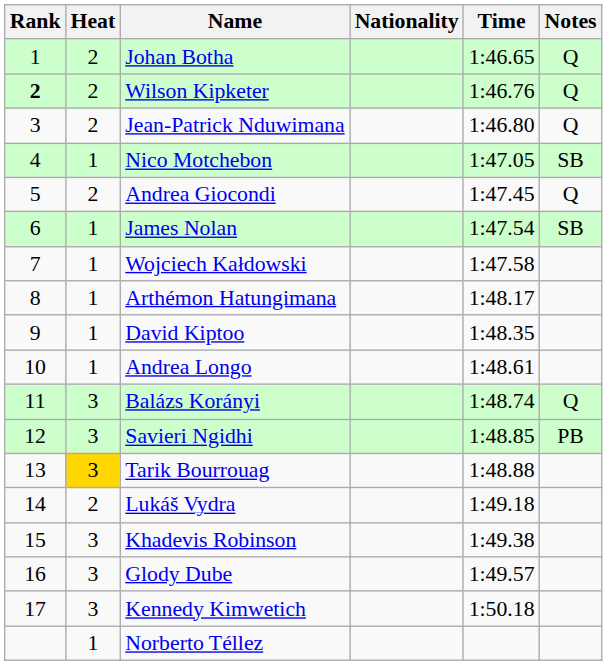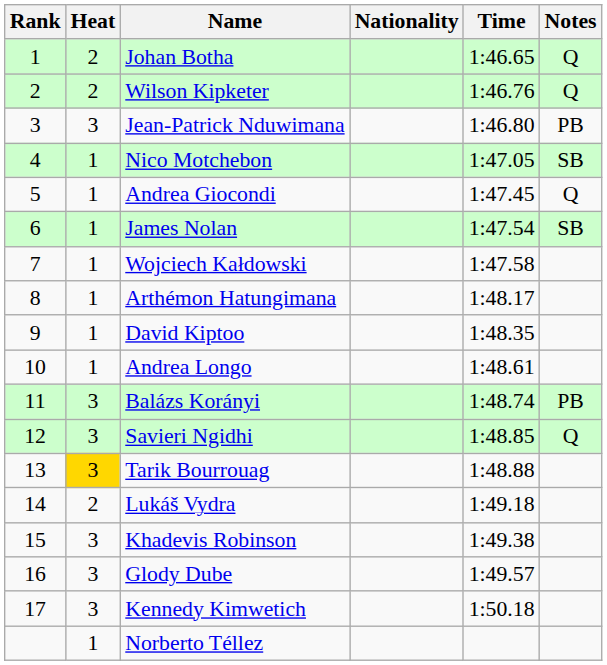(35, 90) bold -> (35, 90) normal
(93, 125) 2 -> (93, 125) 3
(571, 125) Q -> (571, 125) PB
(93, 194) 2 -> (93, 194) 1
(571, 401) Q -> (571, 401) PB
(571, 435) PB -> (571, 435) Q
